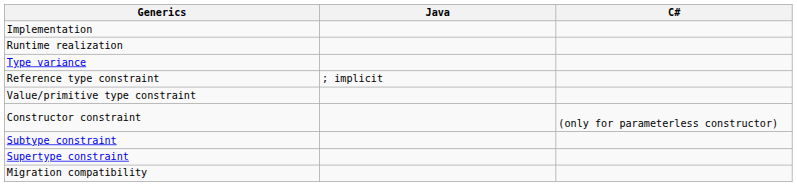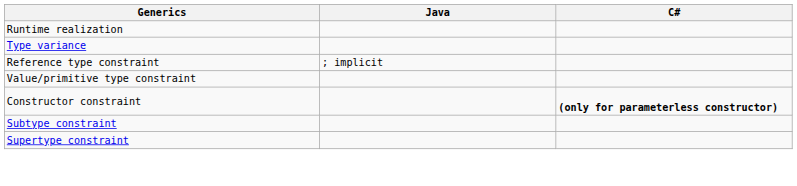- row: (50, 29)
(668, 124) normal -> (668, 107) bold
- row: (77, 173)
